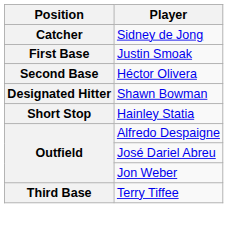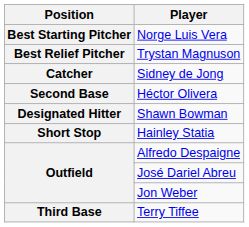+ row: (182, 35)
+ row: (189, 54)
- row: (154, 54)
